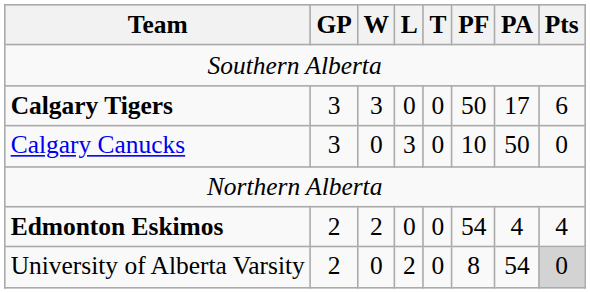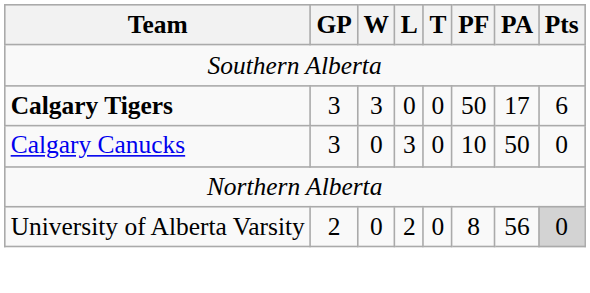- row: (117, 226)
(517, 266) 54 -> (517, 226) 56
